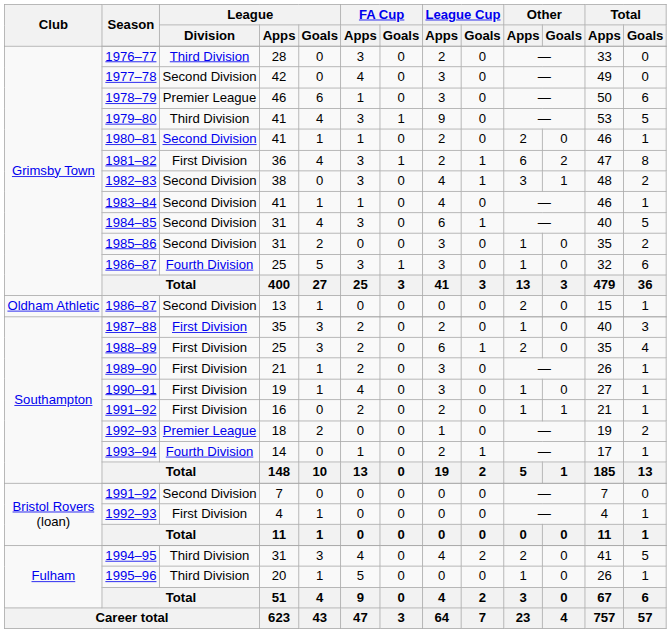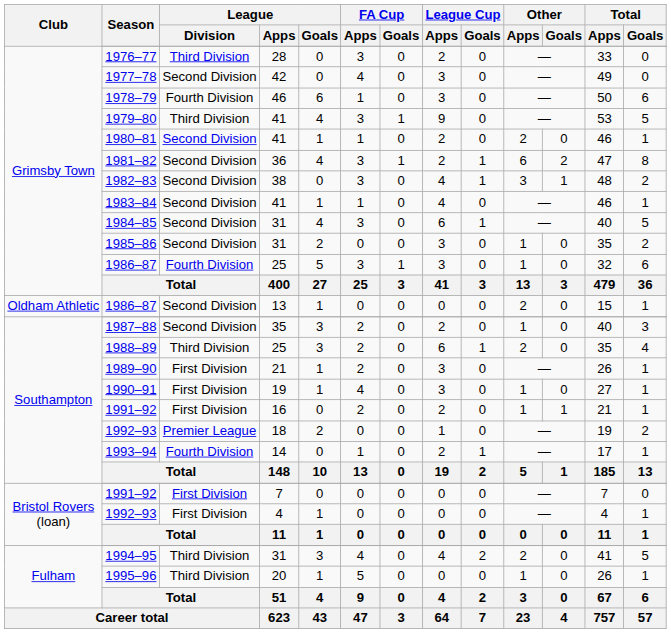(210, 98) Premier League -> (210, 98) Fourth Division
(210, 160) First Division -> (210, 160) Second Division
(210, 327) First Division -> (210, 327) Second Division
(210, 347) First Division -> (210, 347) Third Division
(210, 493) Second Division -> (210, 493) First Division
